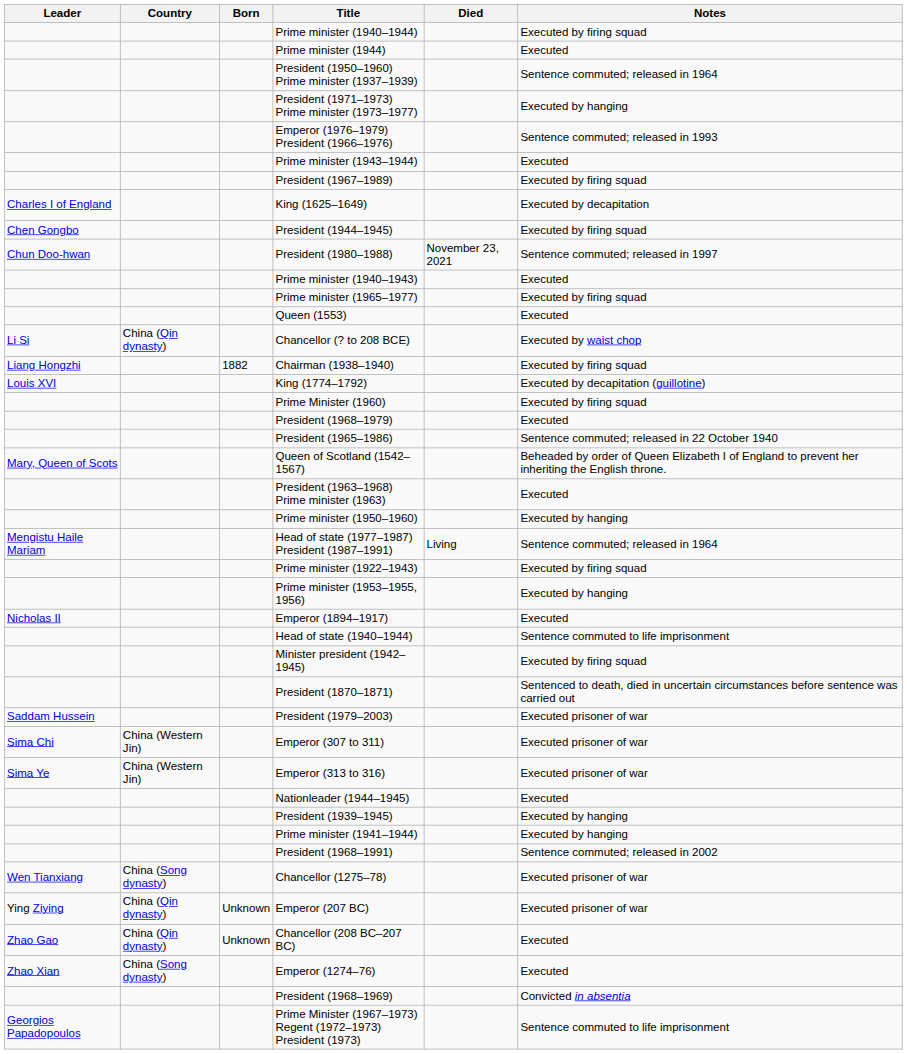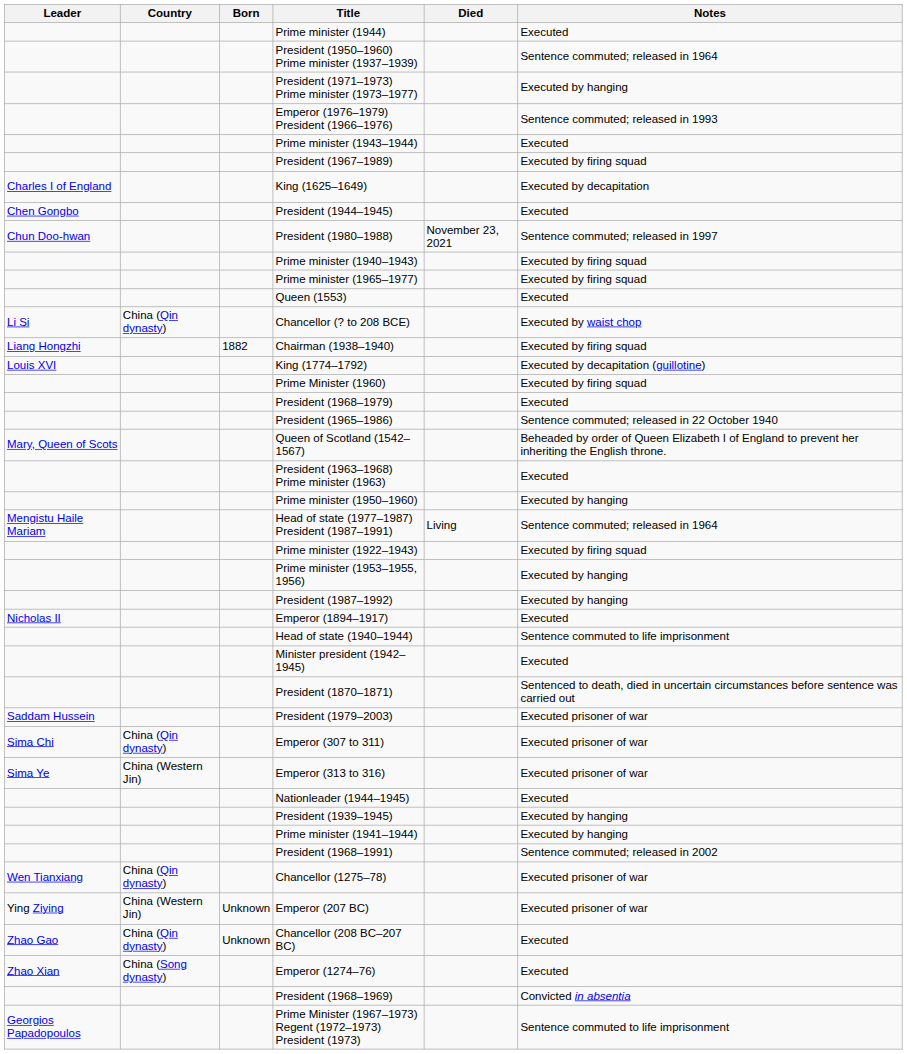- row: (347, 31)
(583, 229) Executed by firing squad -> (544, 211) Executed
(544, 279) Executed -> (583, 261) Executed by firing squad
+ row: (334, 599)
(583, 661) Executed by firing squad -> (544, 661) Executed
(163, 742) China (Western Jin) -> (150, 742) China (Qin dynasty)
(155, 877) China (Song dynasty) -> (150, 877) China (Qin dynasty)
(150, 908) China (Qin dynasty) -> (163, 908) China (Western Jin)
